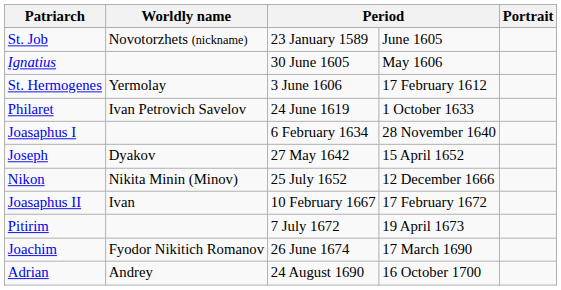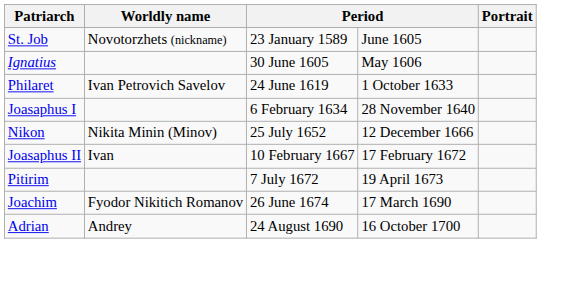- row: (55, 86)
- row: (28, 156)
